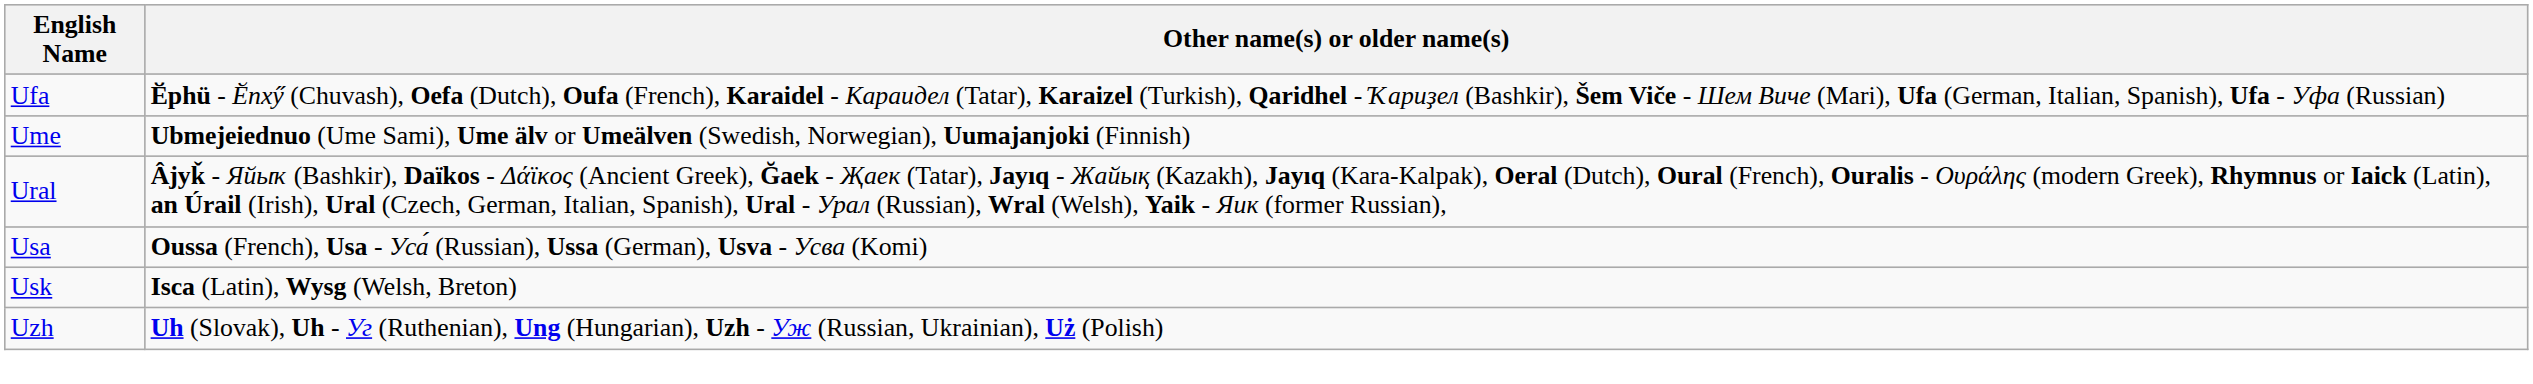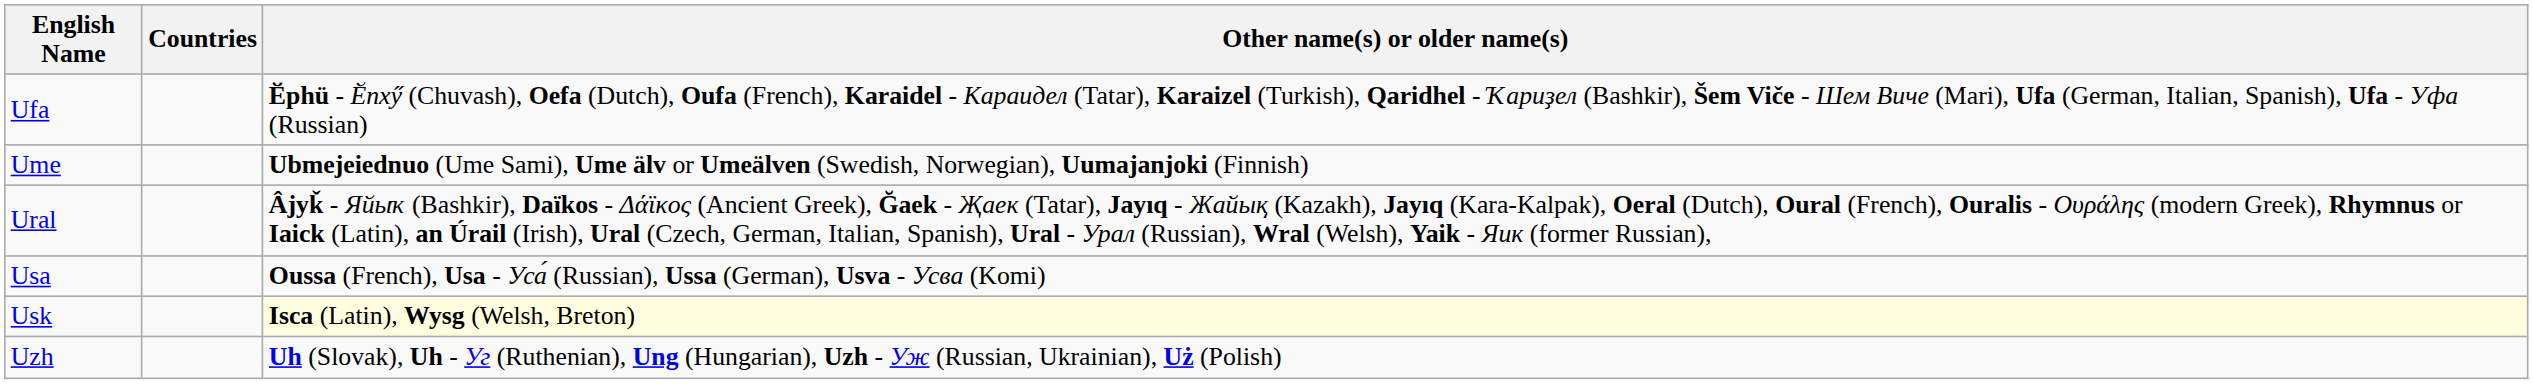+ column: (203, 39)
(334, 287) no background -> (452, 316) lightyellow background
